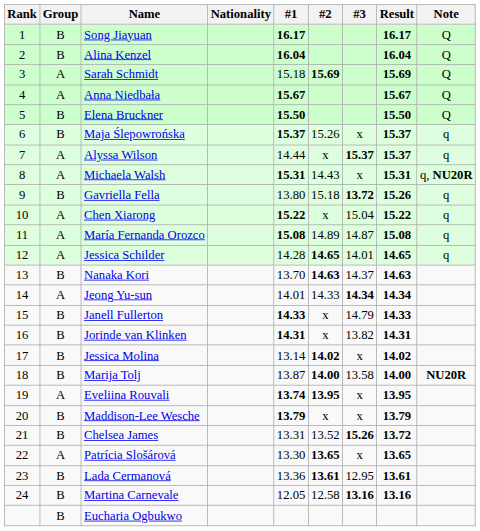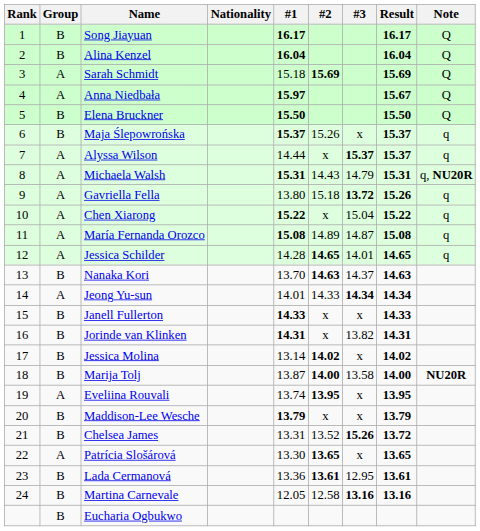(291, 94) 15.67 -> (291, 94) 15.97
(360, 174) x -> (360, 174) 14.79
(60, 194) B -> (60, 194) A
(360, 315) 14.79 -> (360, 315) x
(291, 395) bold -> (291, 395) normal
